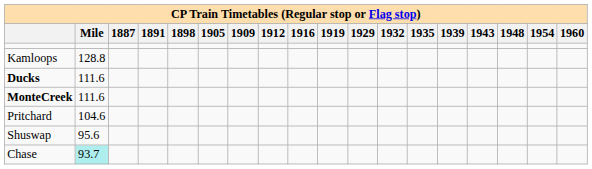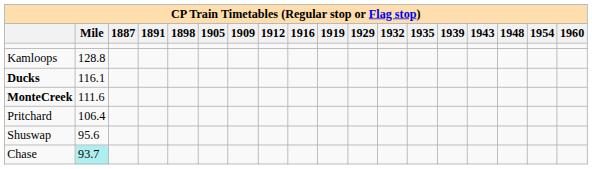(91, 77) 111.6 -> (92, 77) 116.1
(92, 116) 104.6 -> (92, 116) 106.4
